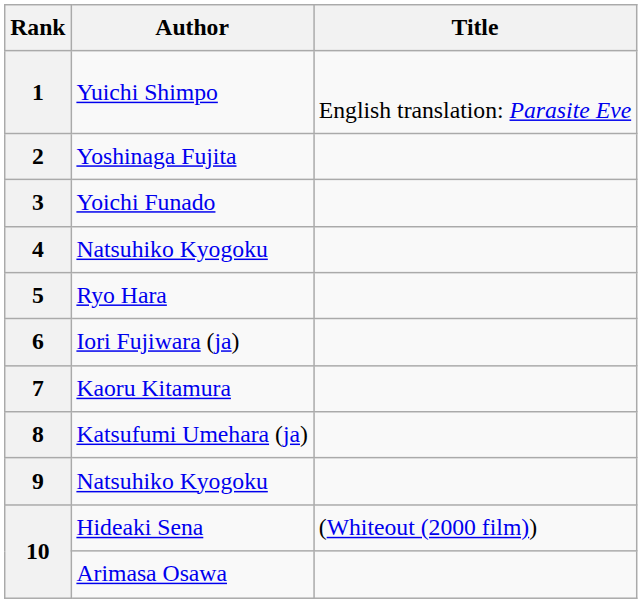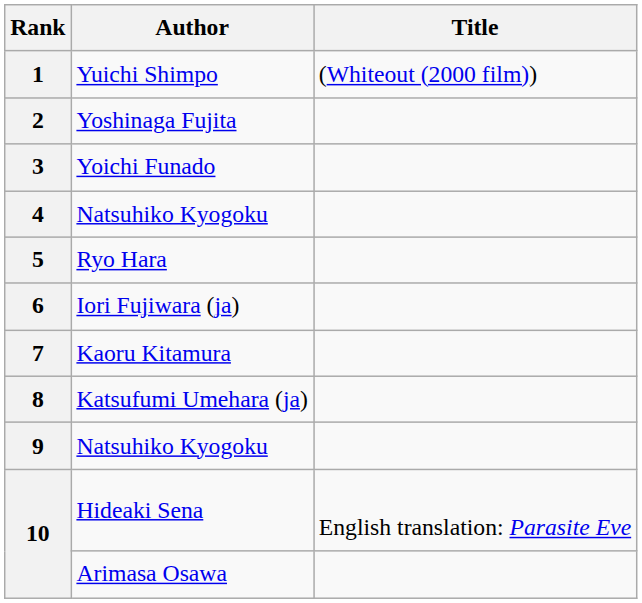(475, 109) English translation: Parasite Eve -> (428, 74) (Whiteout (2000 film))
(428, 527) (Whiteout (2000 film)) -> (475, 527) English translation: Parasite Eve
